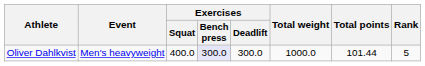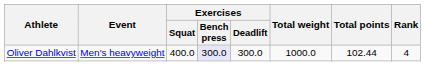(362, 53) 101.44 -> (362, 53) 102.44
(406, 53) 5 -> (406, 53) 4
